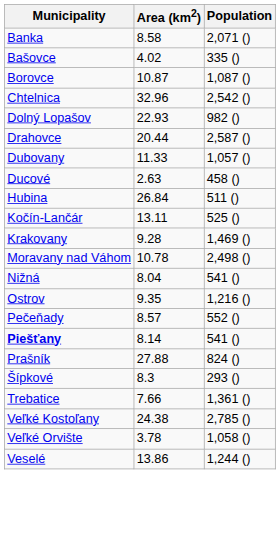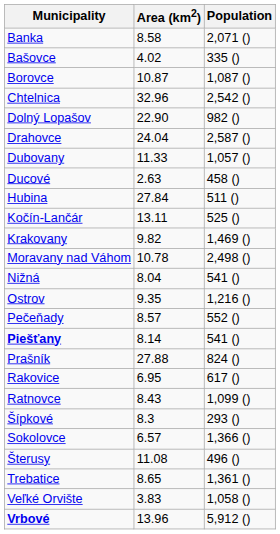(153, 118) 22.93 -> (153, 118) 22.90
(153, 138) 20.44 -> (153, 138) 24.04
(153, 198) 26.84 -> (153, 198) 27.84
(149, 238) 9.28 -> (149, 238) 9.82
+ row: (33, 378)
+ row: (34, 398)
+ row: (36, 438)
+ row: (29, 458)
(149, 398) 7.66 -> (149, 479) 8.65
- row: (53, 418)
(149, 438) 3.78 -> (149, 499) 3.83
- row: (26, 458)
+ row: (28, 519)
